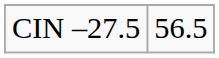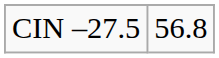(181, 28) 56.5 -> (181, 28) 56.8
